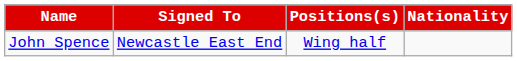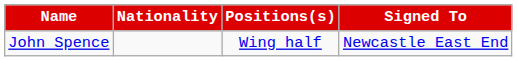columns swapped: (458, 17) <-> (200, 17)
